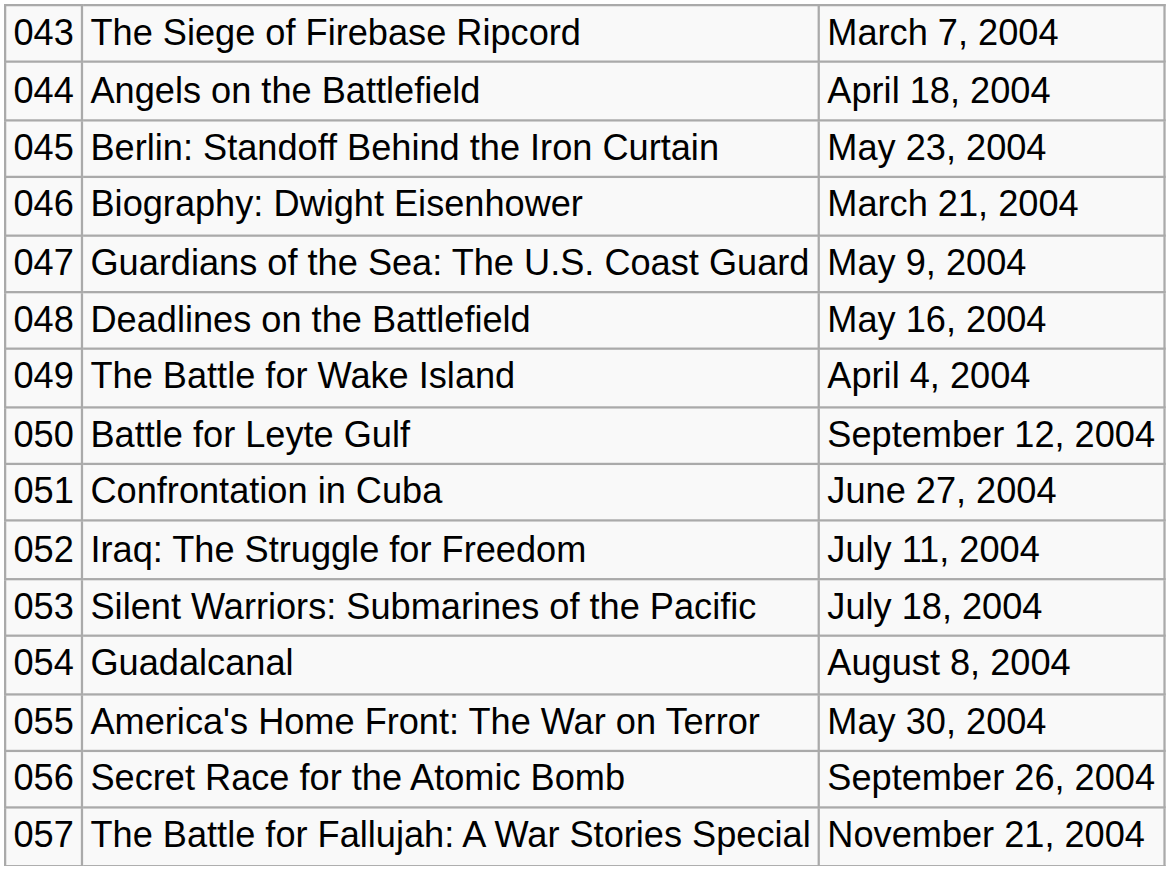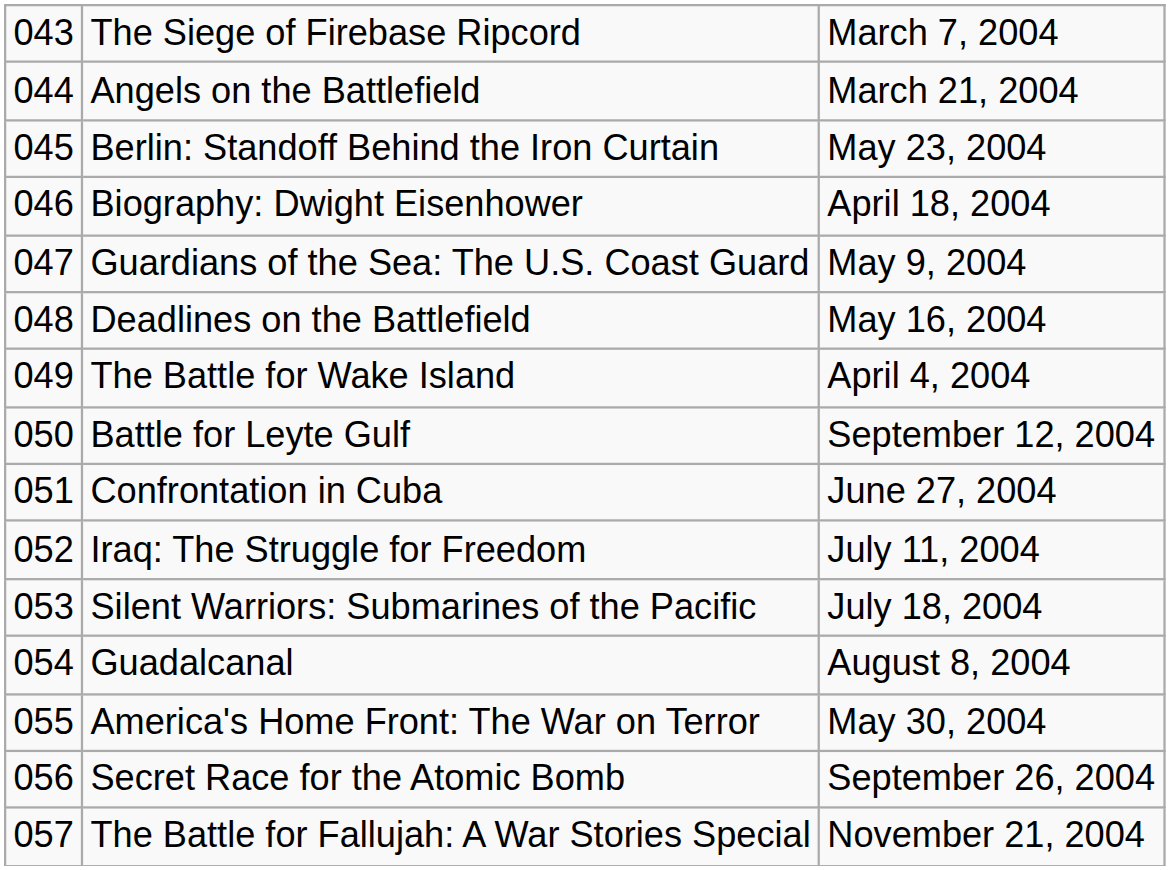(939, 90) April 18, 2004 -> (953, 90) March 21, 2004
(953, 205) March 21, 2004 -> (939, 205) April 18, 2004
